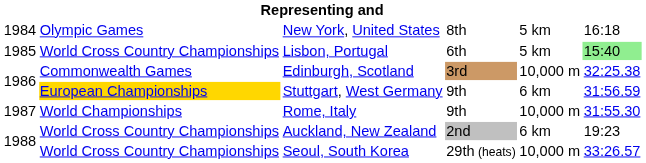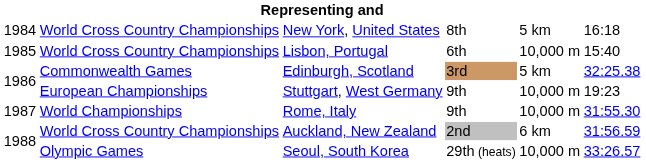(92, 30) Olympic Games -> (159, 30) World Cross Country Championships
(535, 51) 5 km -> (550, 51) 10,000 m
(602, 51) lightgreen background -> (602, 51) no background
(550, 71) 10,000 m -> (535, 71) 5 km
(124, 91) gold background -> (124, 91) no background
(535, 91) 6 km -> (550, 91) 10,000 m
(612, 91) 31:56.59 -> (602, 91) 19:23
(602, 131) 19:23 -> (612, 131) 31:56.59
(159, 151) World Cross Country Championships -> (92, 151) Olympic Games
